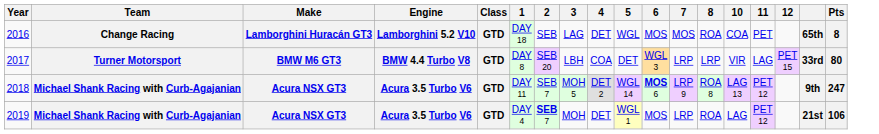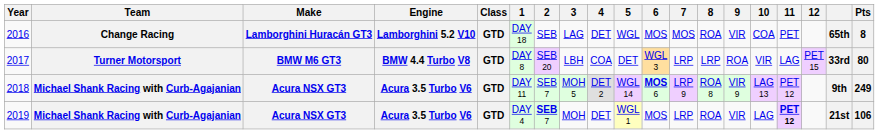+ column: (737, 13)
(836, 88) 247 -> (863, 88) 249
(763, 116) normal -> (789, 116) bold
